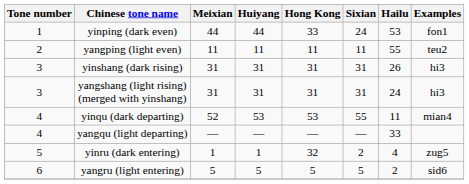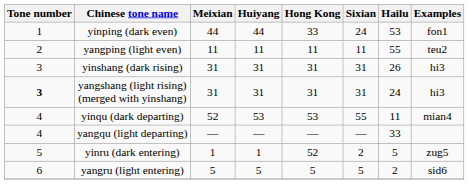(39, 91) normal -> (39, 91) bold
(313, 152) 32 -> (313, 152) 52
(395, 152) 4 -> (395, 152) 5
